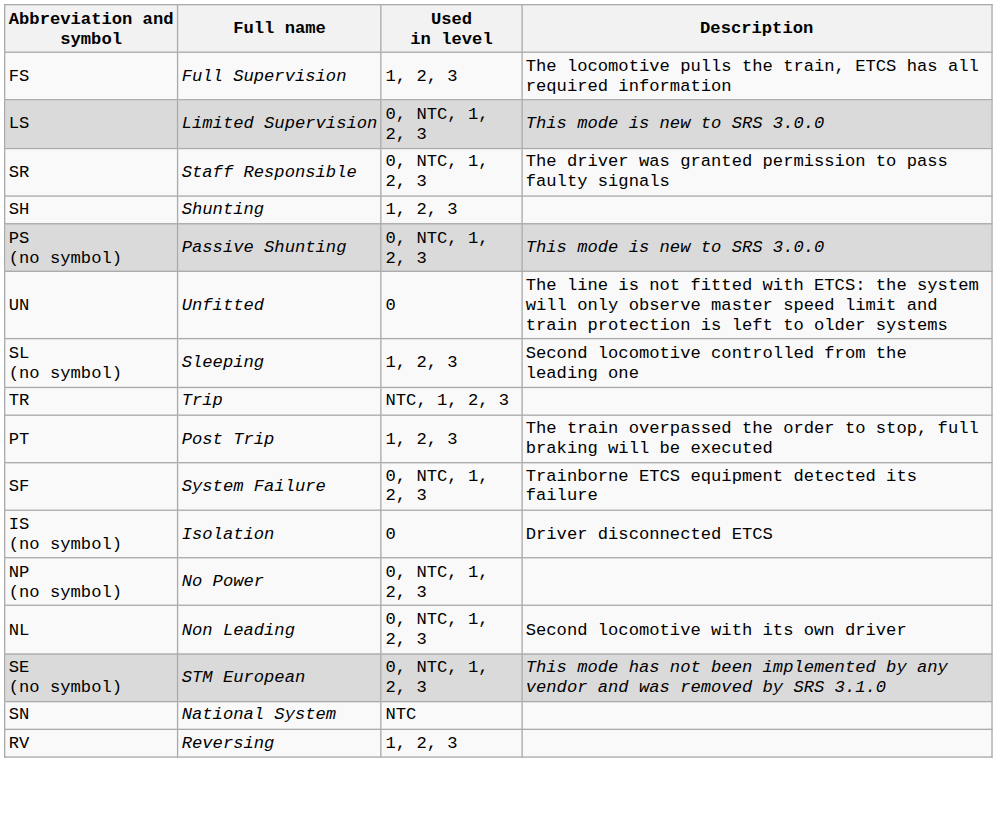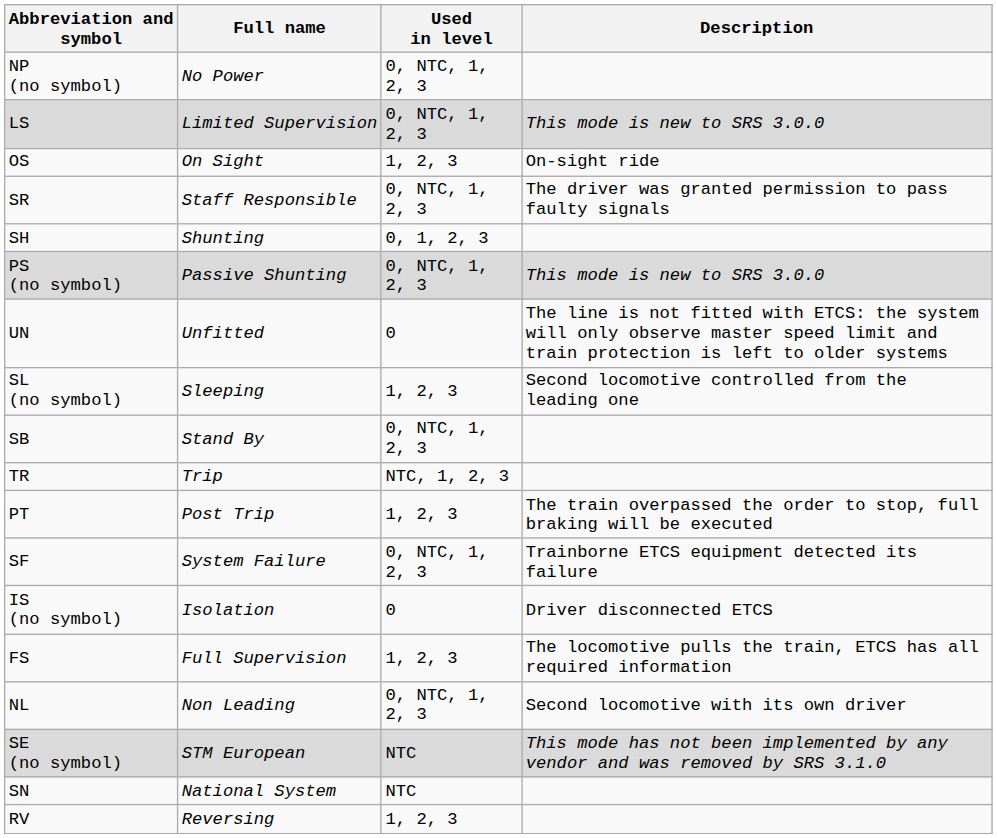rows swapped: (19, 76) <-> (65, 582)
+ row: (19, 162)
(422, 210) 1, 2, 3 -> (437, 238) 0, 1, 2, 3
+ row: (19, 439)
(437, 677) 0, NTC, 1, 2, 3 -> (401, 753) NTC
